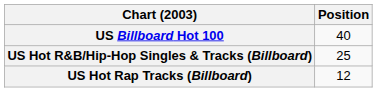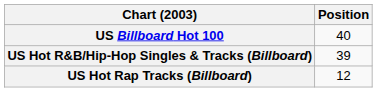(344, 55) 25 -> (344, 55) 39
